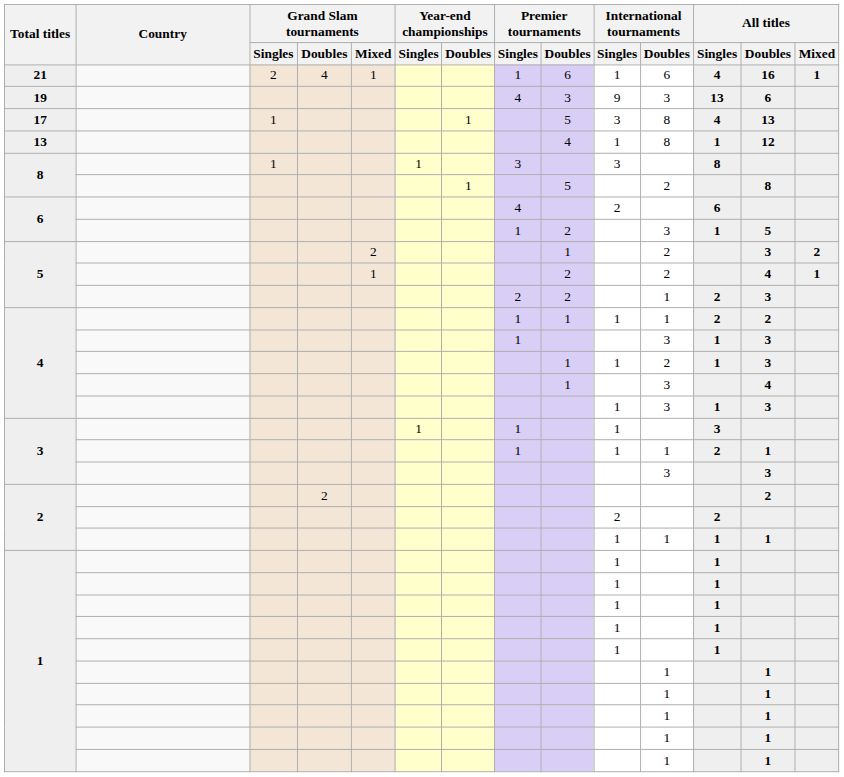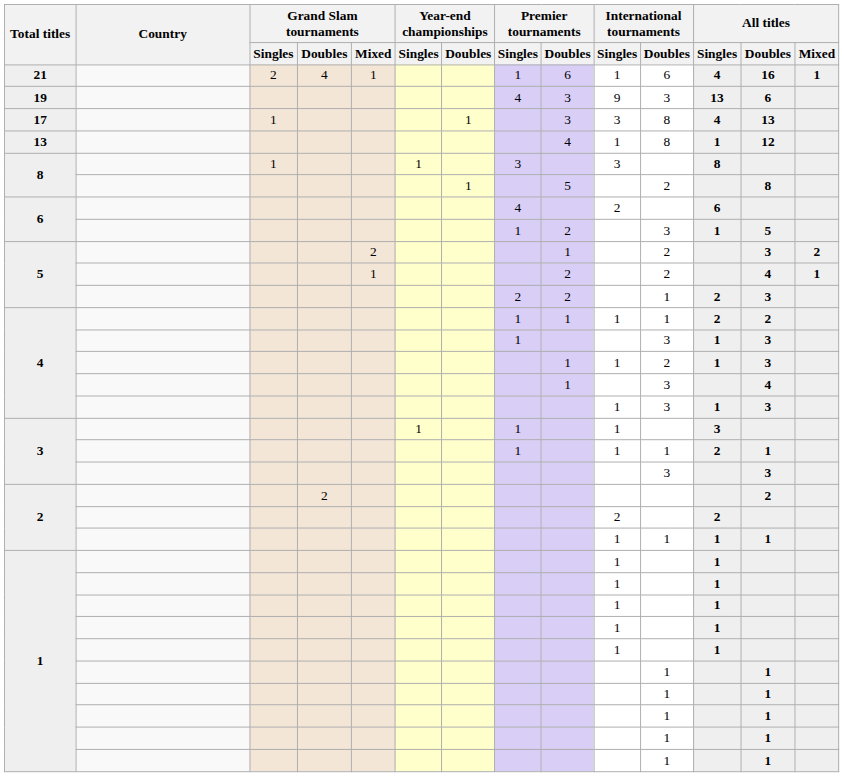(568, 120) 5 -> (568, 120) 3
